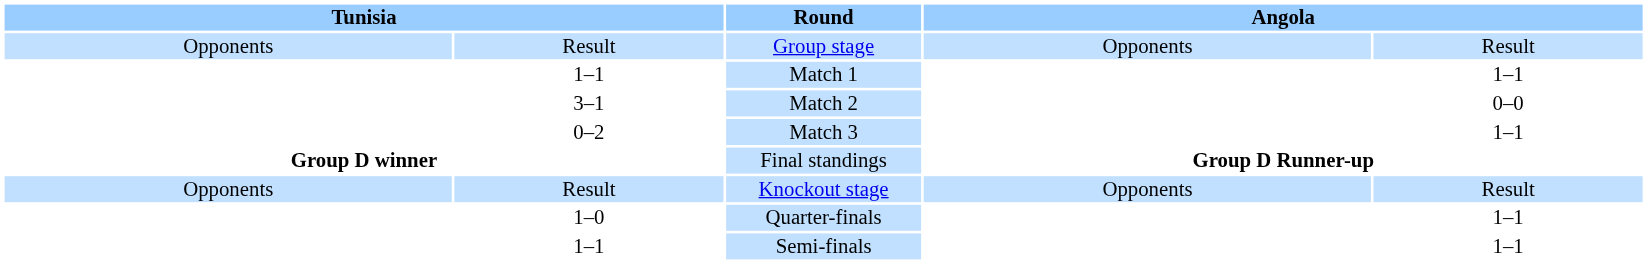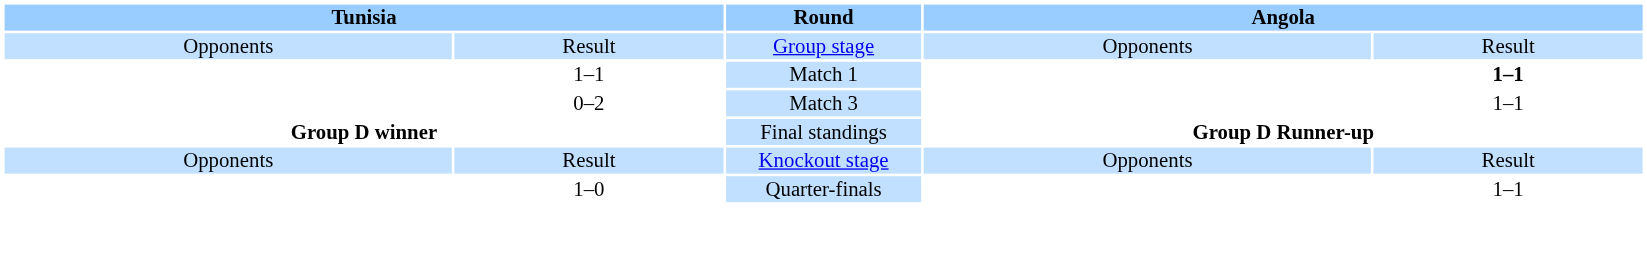(1508, 74) normal -> (1508, 74) bold
- row: (824, 103)
- row: (824, 246)
